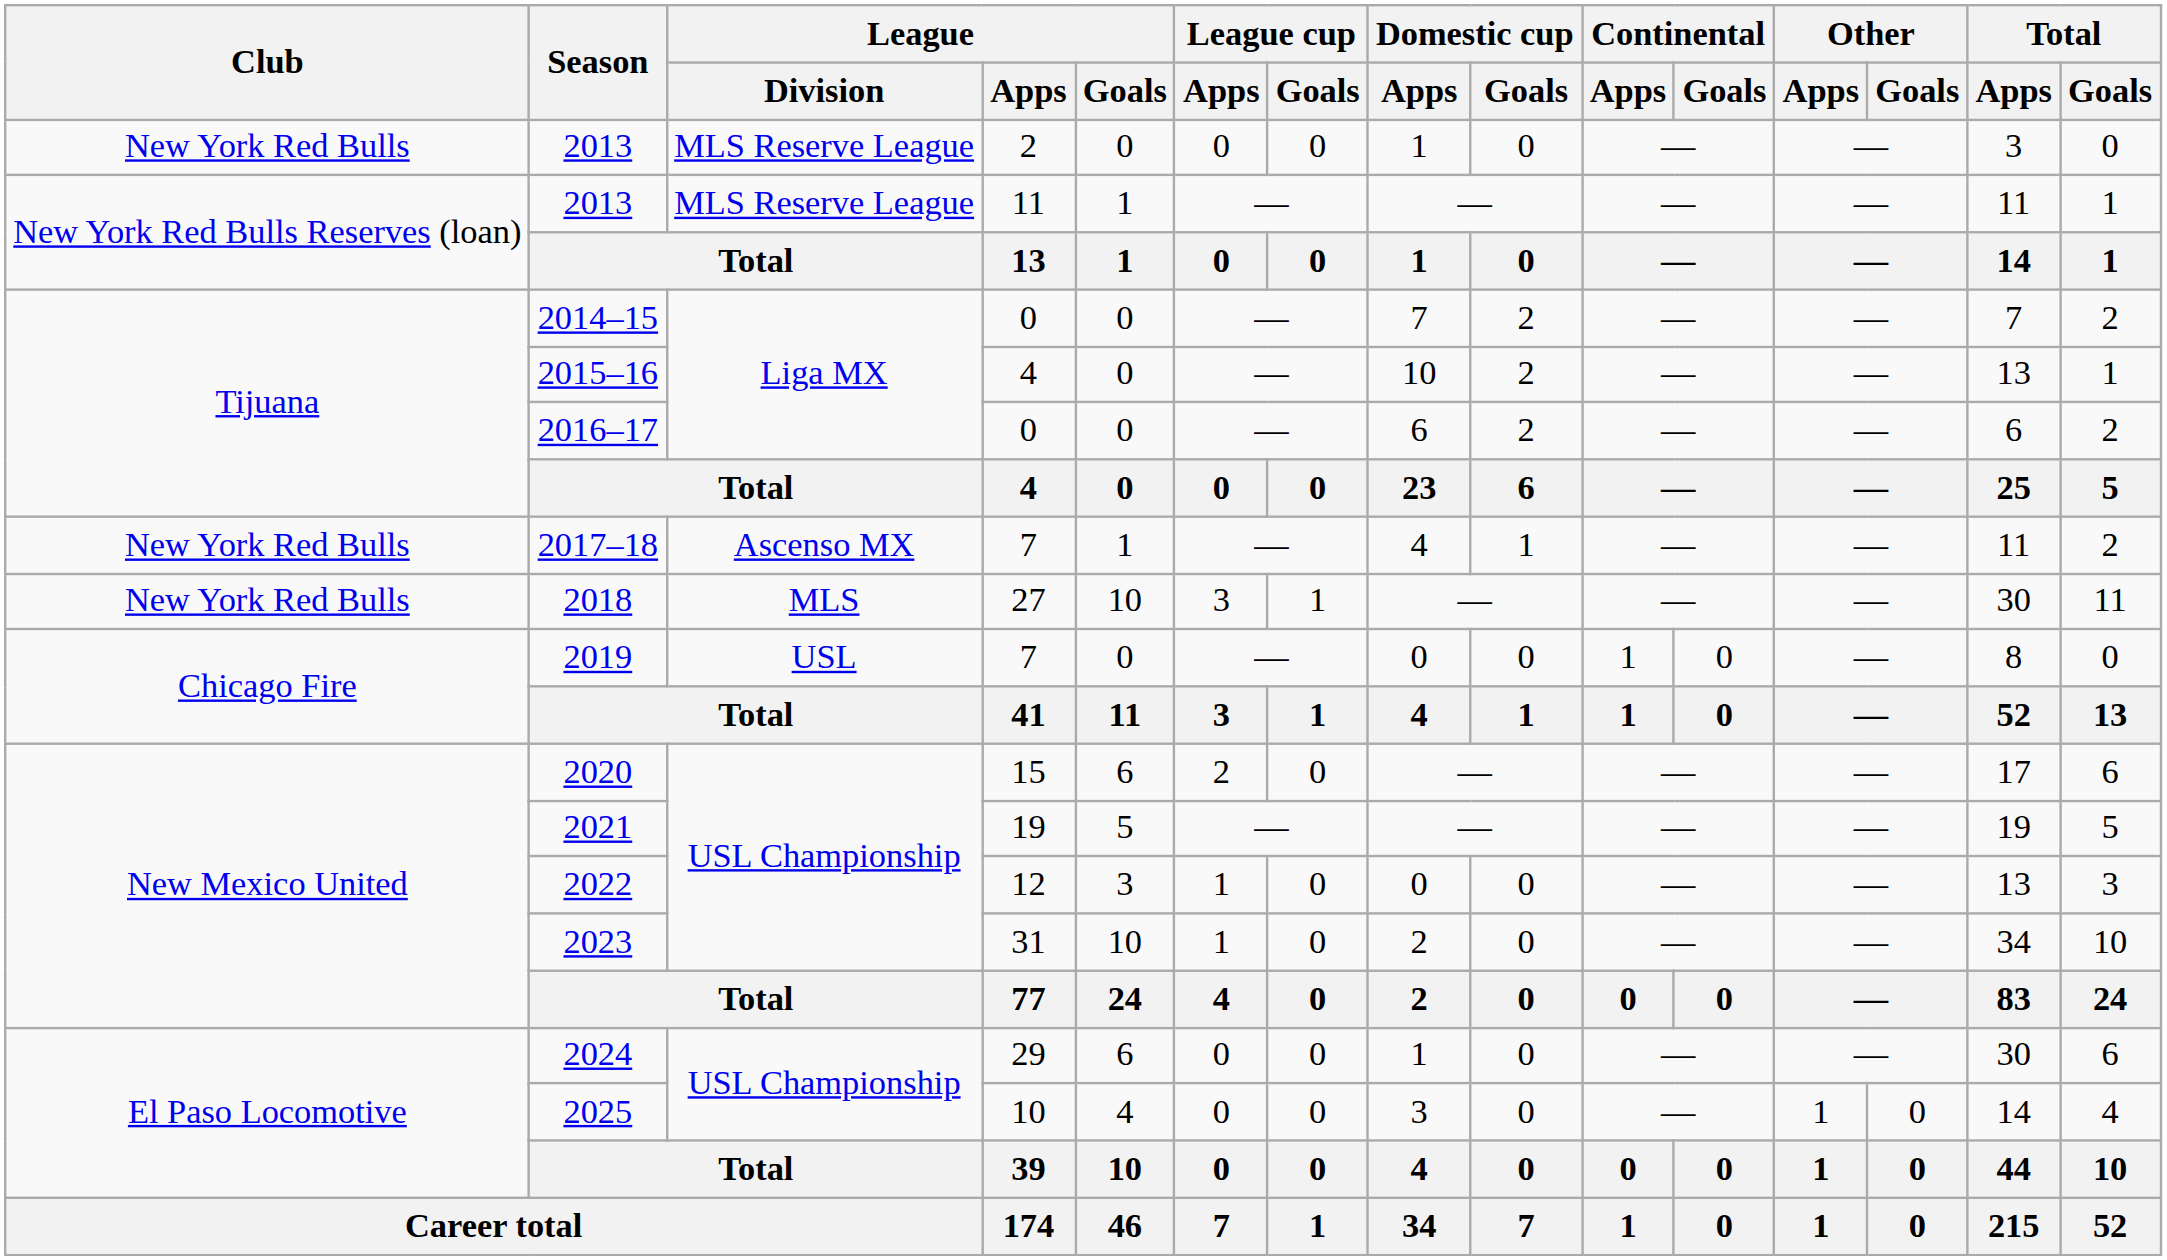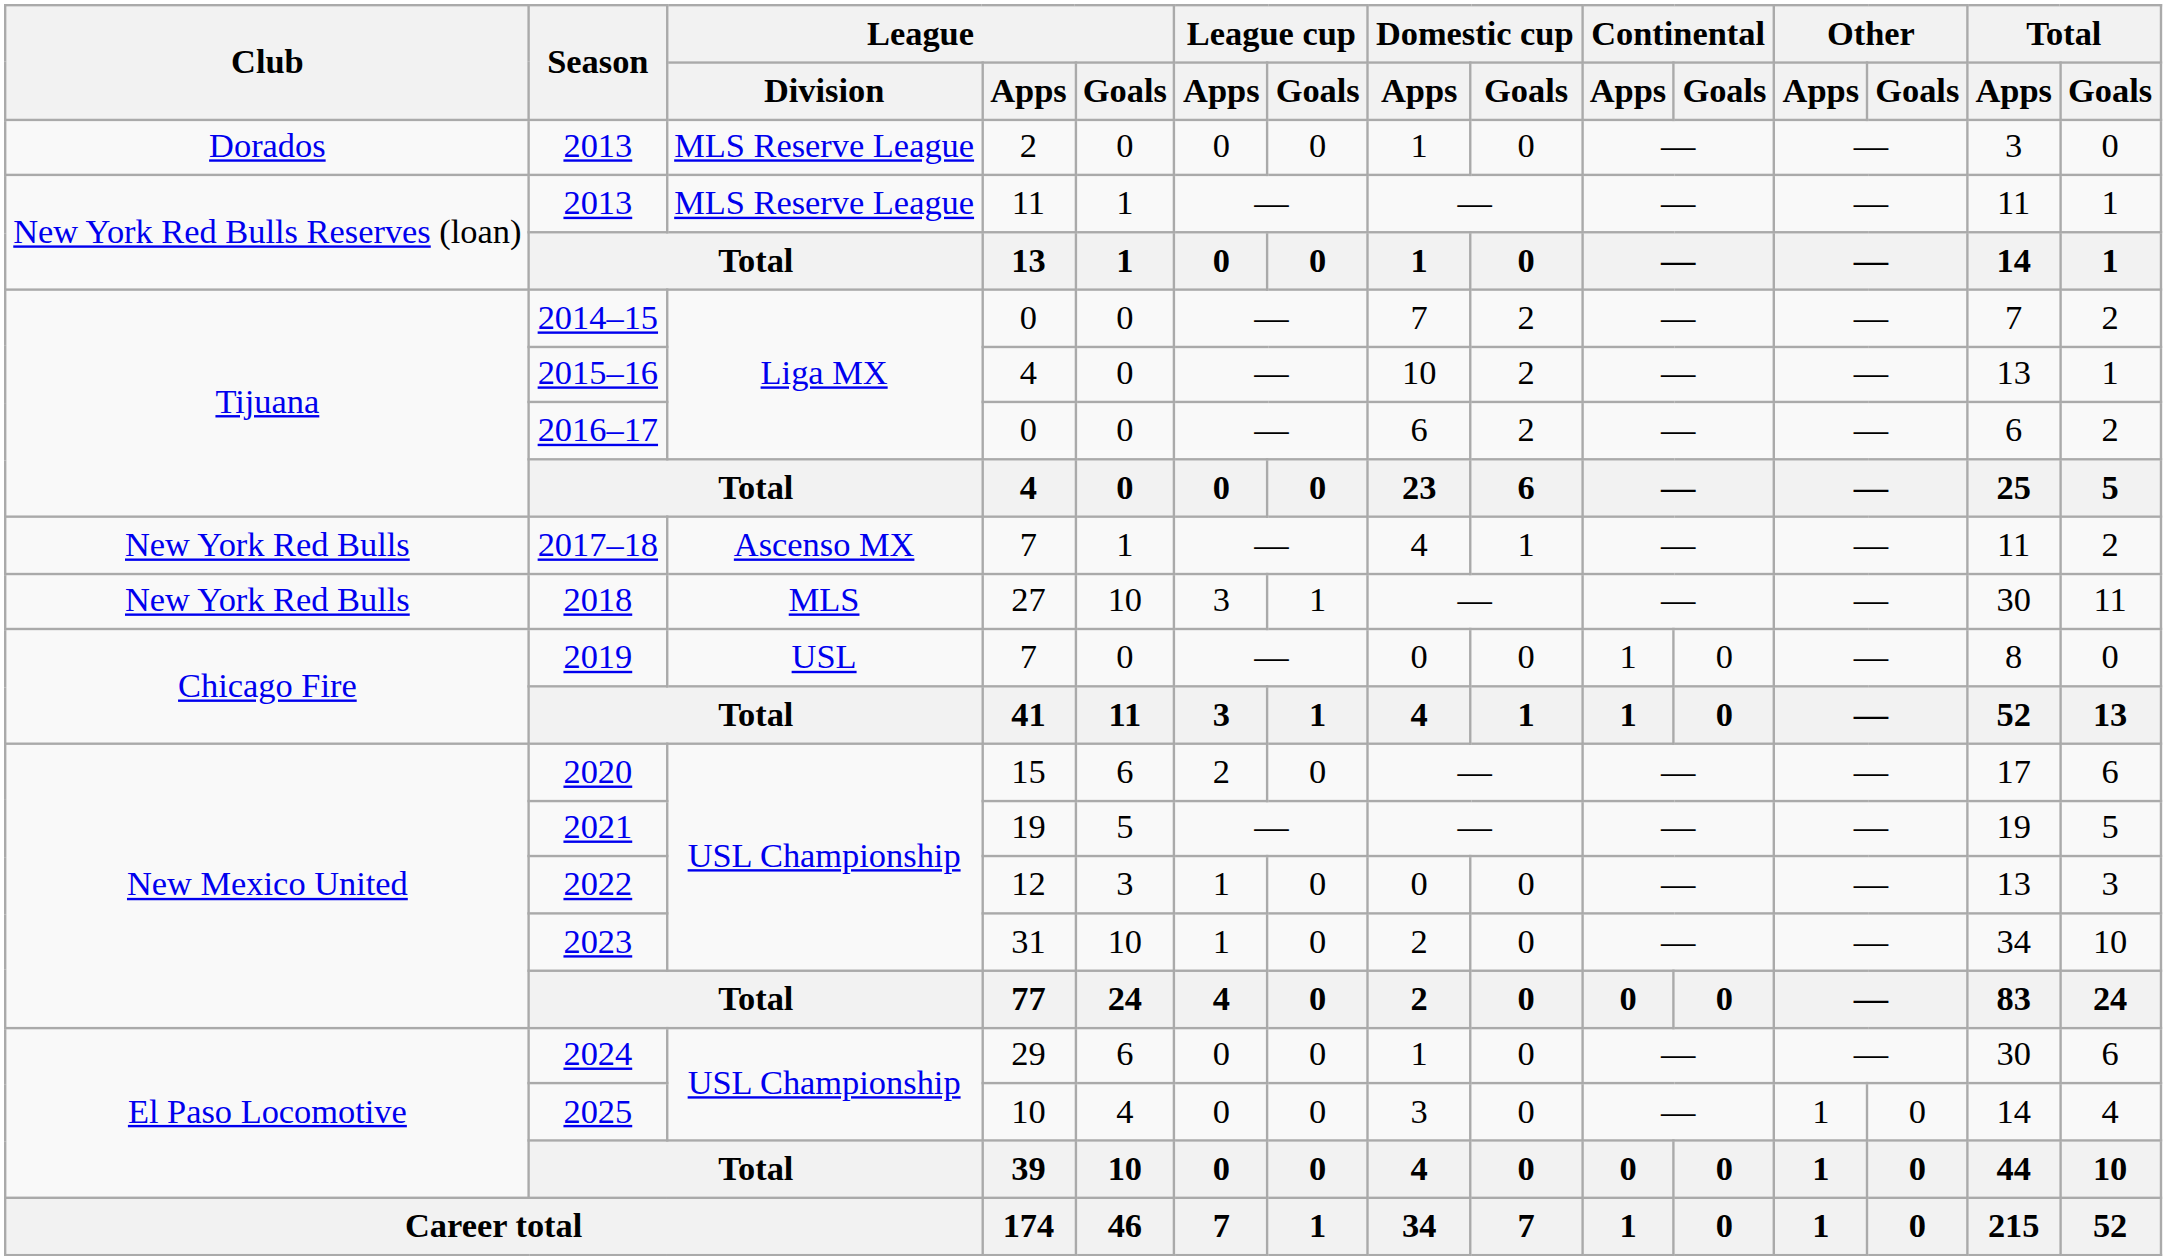(267, 146) New York Red Bulls -> (267, 146) Dorados
